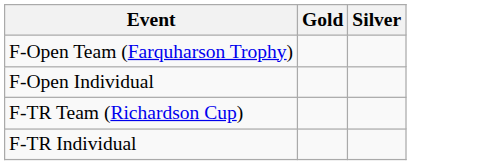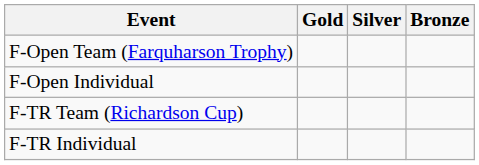+ column: (440, 19)
